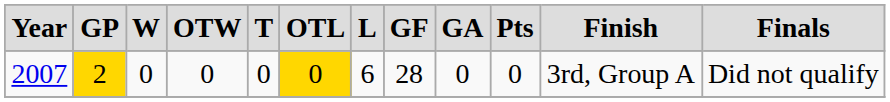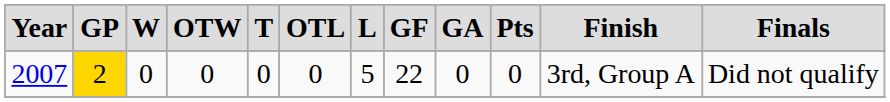(316, 73) gold background -> (316, 73) no background
(367, 73) 6 -> (367, 73) 5
(409, 73) 28 -> (409, 73) 22
